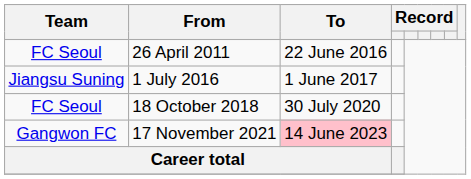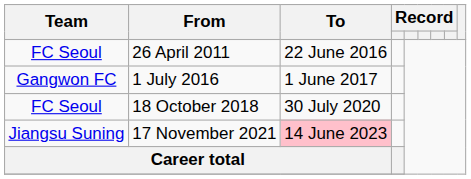(66, 79) Jiangsu Suning -> (66, 79) Gangwon FC
(66, 133) Gangwon FC -> (66, 133) Jiangsu Suning
